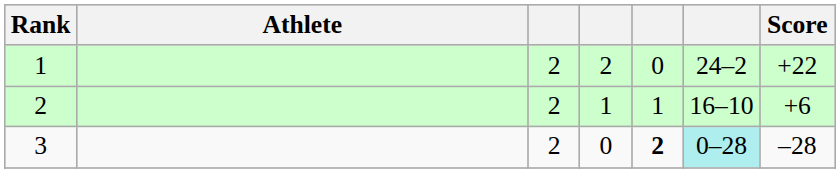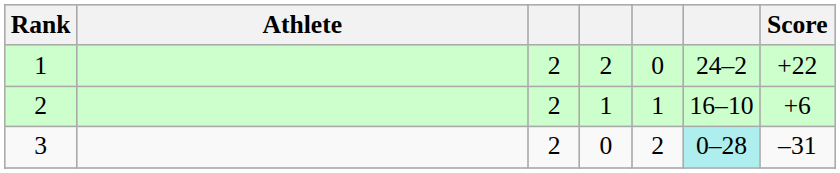(658, 146) bold -> (658, 146) normal
(797, 146) –28 -> (797, 146) –31
